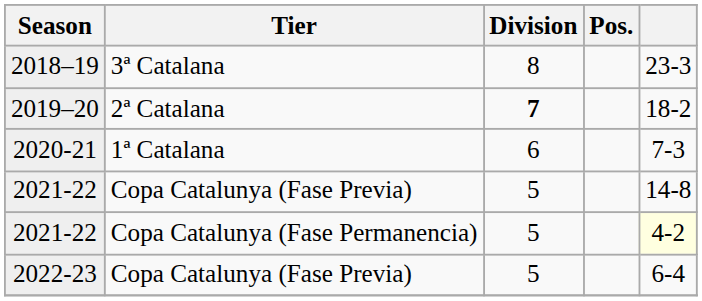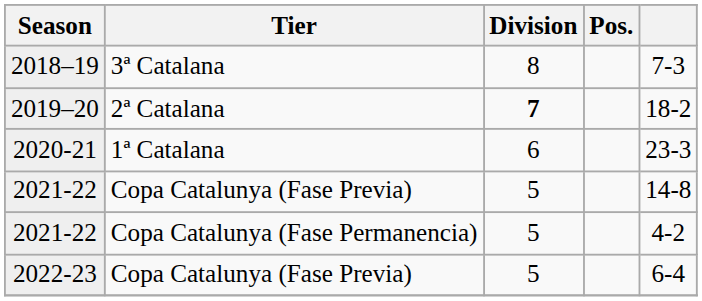(668, 66) 23-3 -> (668, 66) 7-3
(668, 149) 7-3 -> (668, 149) 23-3
(668, 232) lightyellow background -> (668, 232) no background
